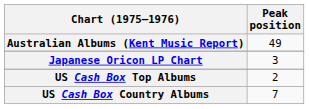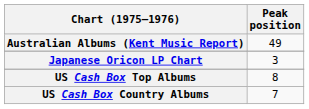(275, 78) 2 -> (275, 78) 8
